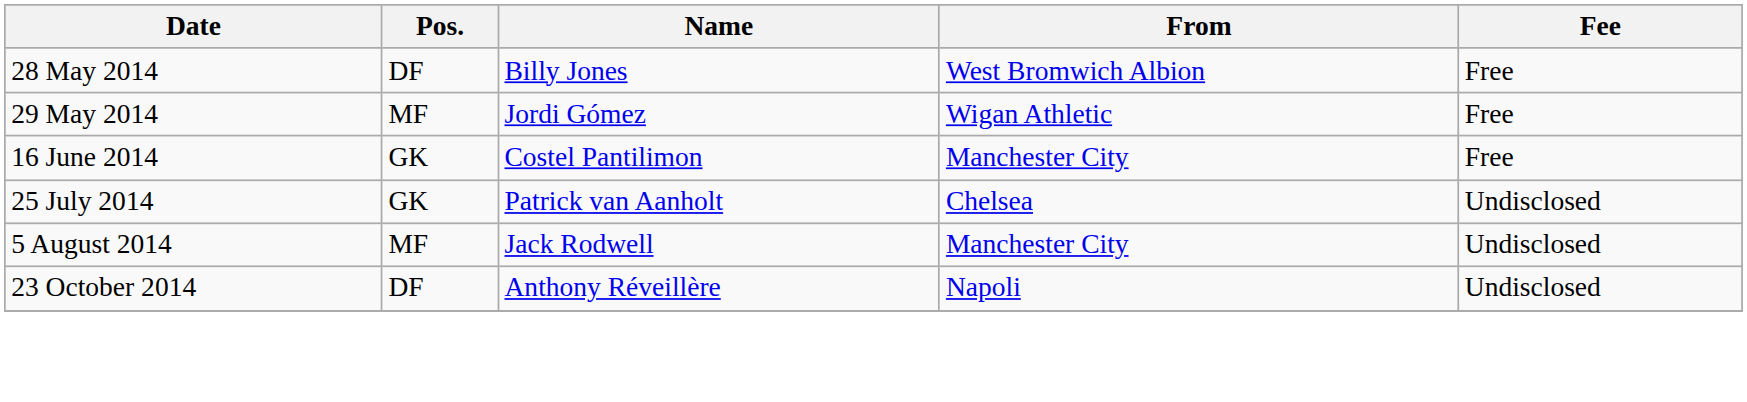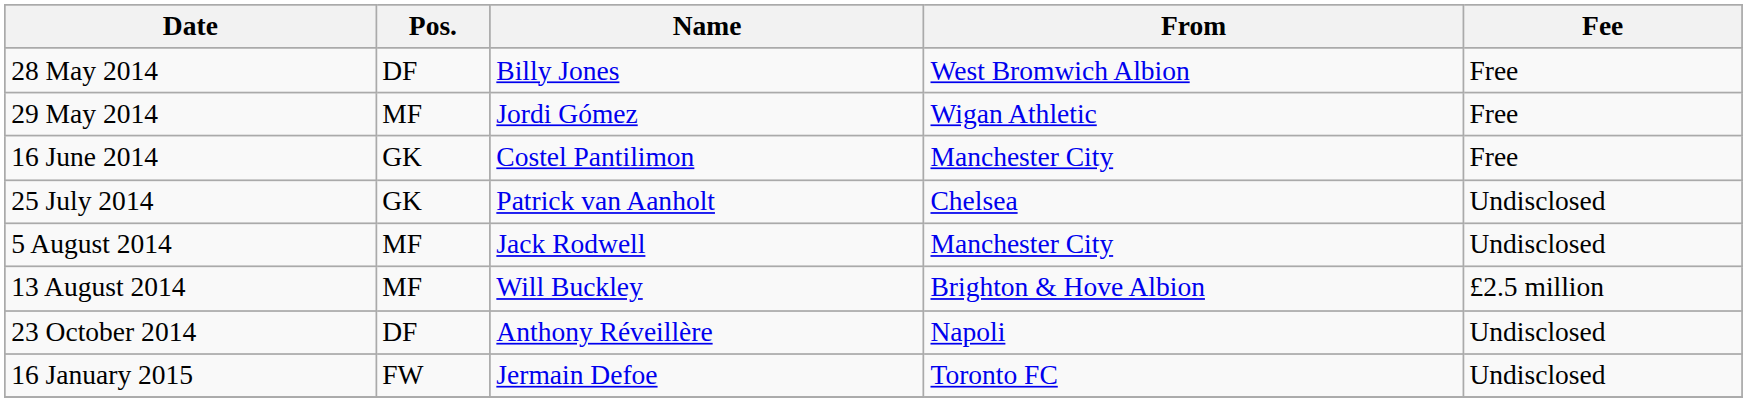+ row: (98, 288)
+ row: (102, 375)
